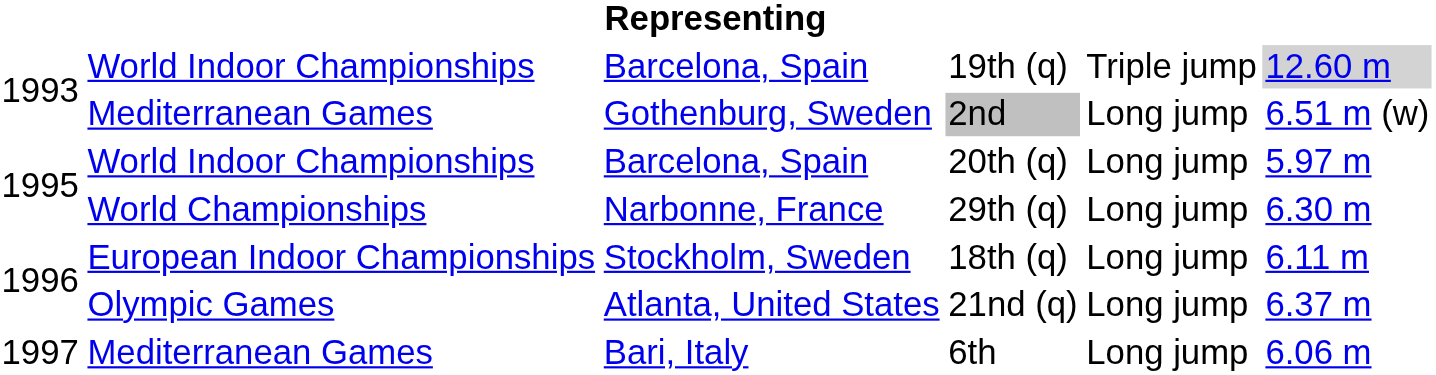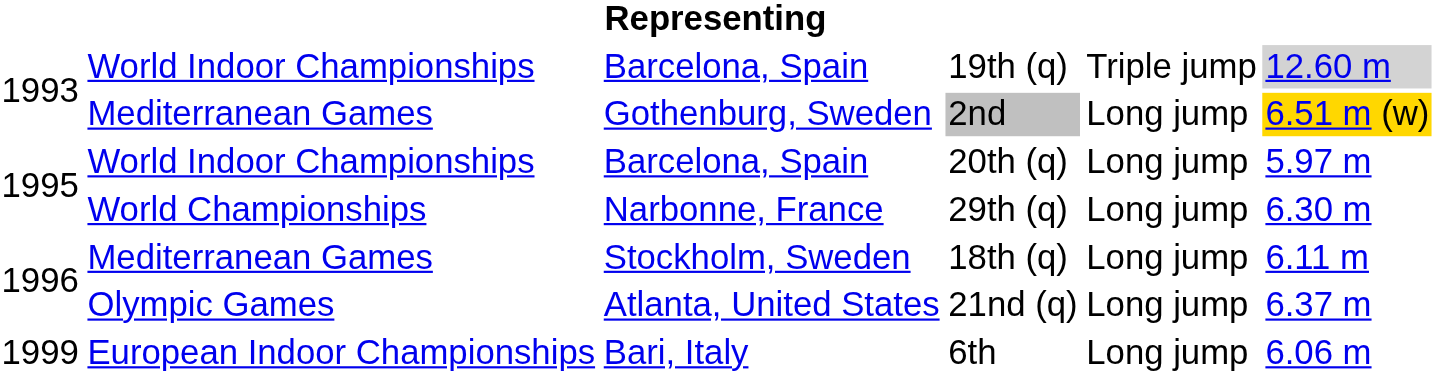(1347, 113) no background -> (1347, 113) gold background
(341, 257) European Indoor Championships -> (260, 257) Mediterranean Games
(40, 352) 1997 -> (40, 352) 1999
(260, 352) Mediterranean Games -> (341, 352) European Indoor Championships
